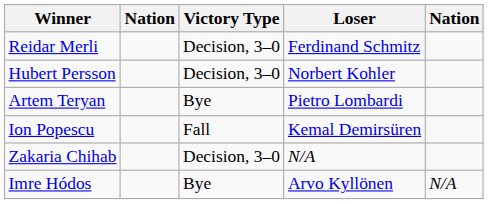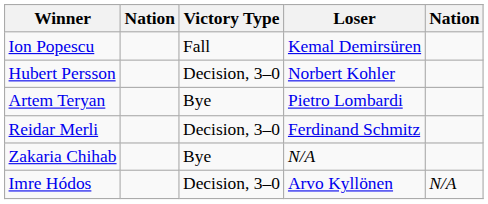rows swapped: (53, 45) <-> (51, 128)
(231, 156) Decision, 3–0 -> (197, 156) Bye
(197, 184) Bye -> (231, 184) Decision, 3–0
